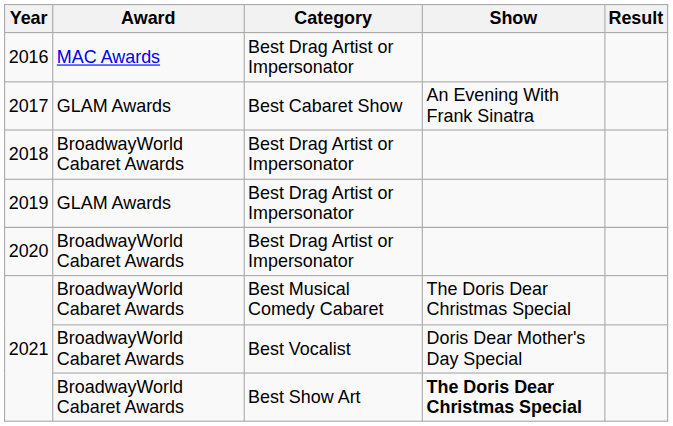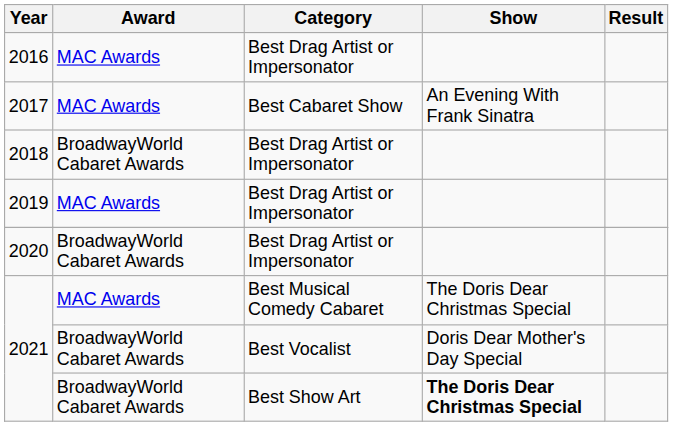(114, 105) GLAM Awards -> (108, 105) MAC Awards
(114, 202) GLAM Awards -> (108, 202) MAC Awards
(120, 300) BroadwayWorld Cabaret Awards -> (108, 300) MAC Awards
